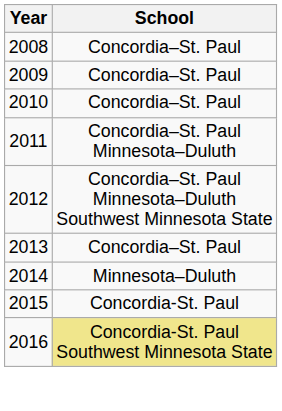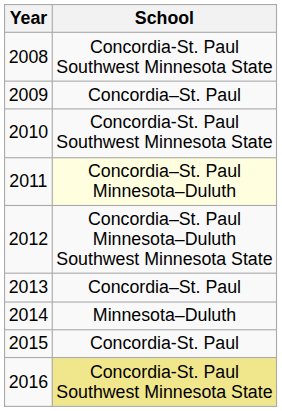(164, 46) Concordia–St. Paul -> (164, 56) Concordia-St. Paul Southwest Minnesota State
(164, 103) Concordia–St. Paul -> (164, 133) Concordia-St. Paul Southwest Minnesota State
(164, 141) no background -> (164, 181) lightyellow background
